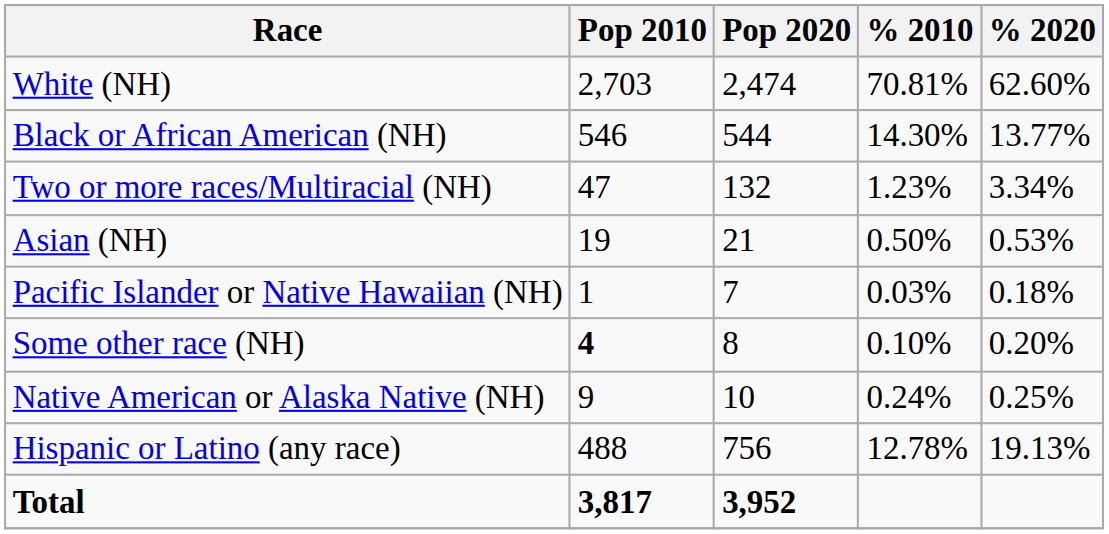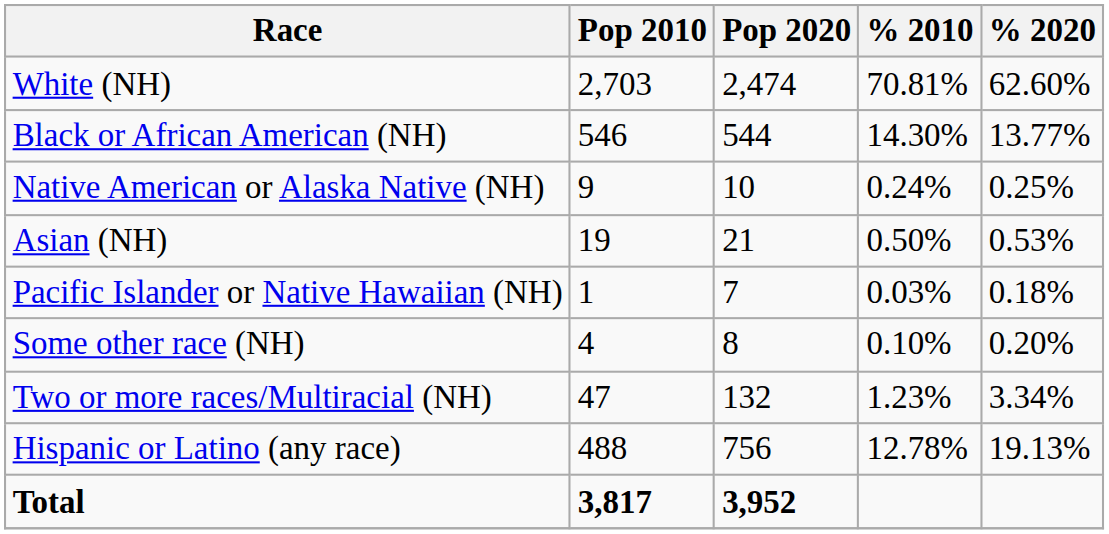rows swapped: (279, 396) <-> (252, 187)
(586, 344) bold -> (586, 344) normal
